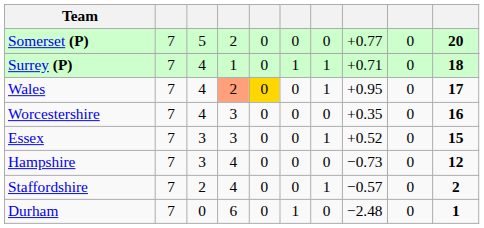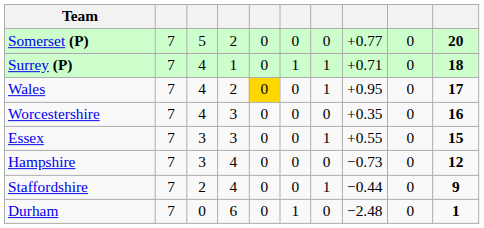(233, 89) lightsalmon background -> (233, 89) no background
(365, 138) +0.52 -> (365, 138) +0.55
(365, 187) −0.57 -> (365, 187) −0.44
(456, 187) 2 -> (456, 187) 9
